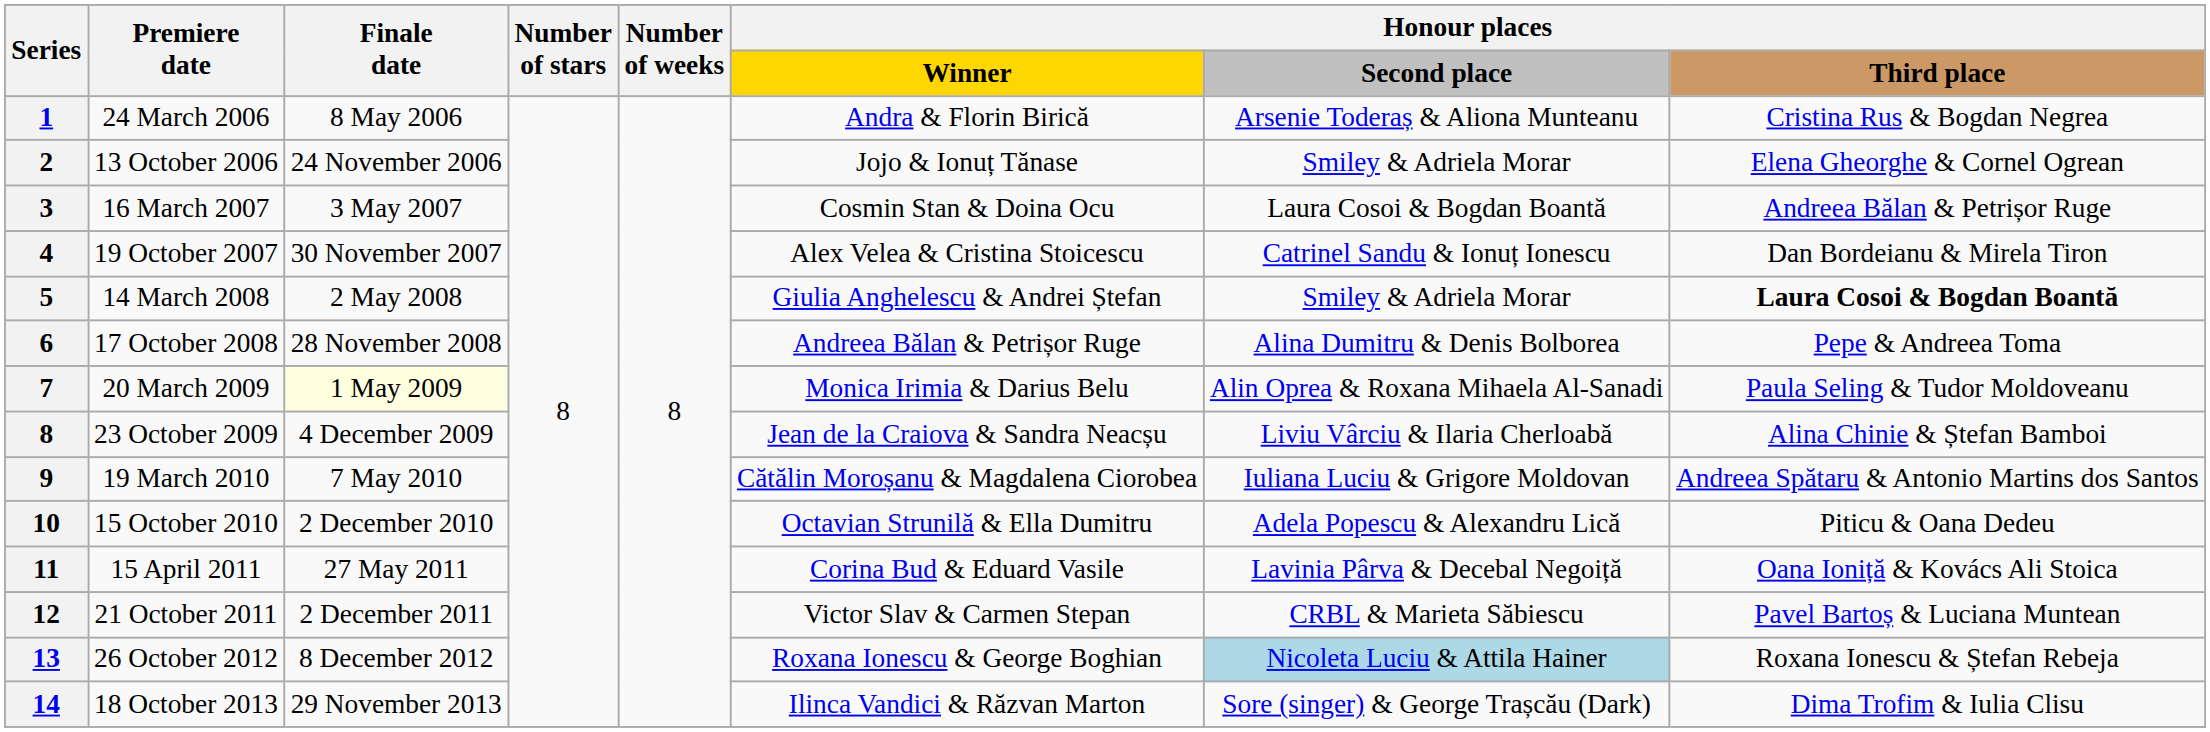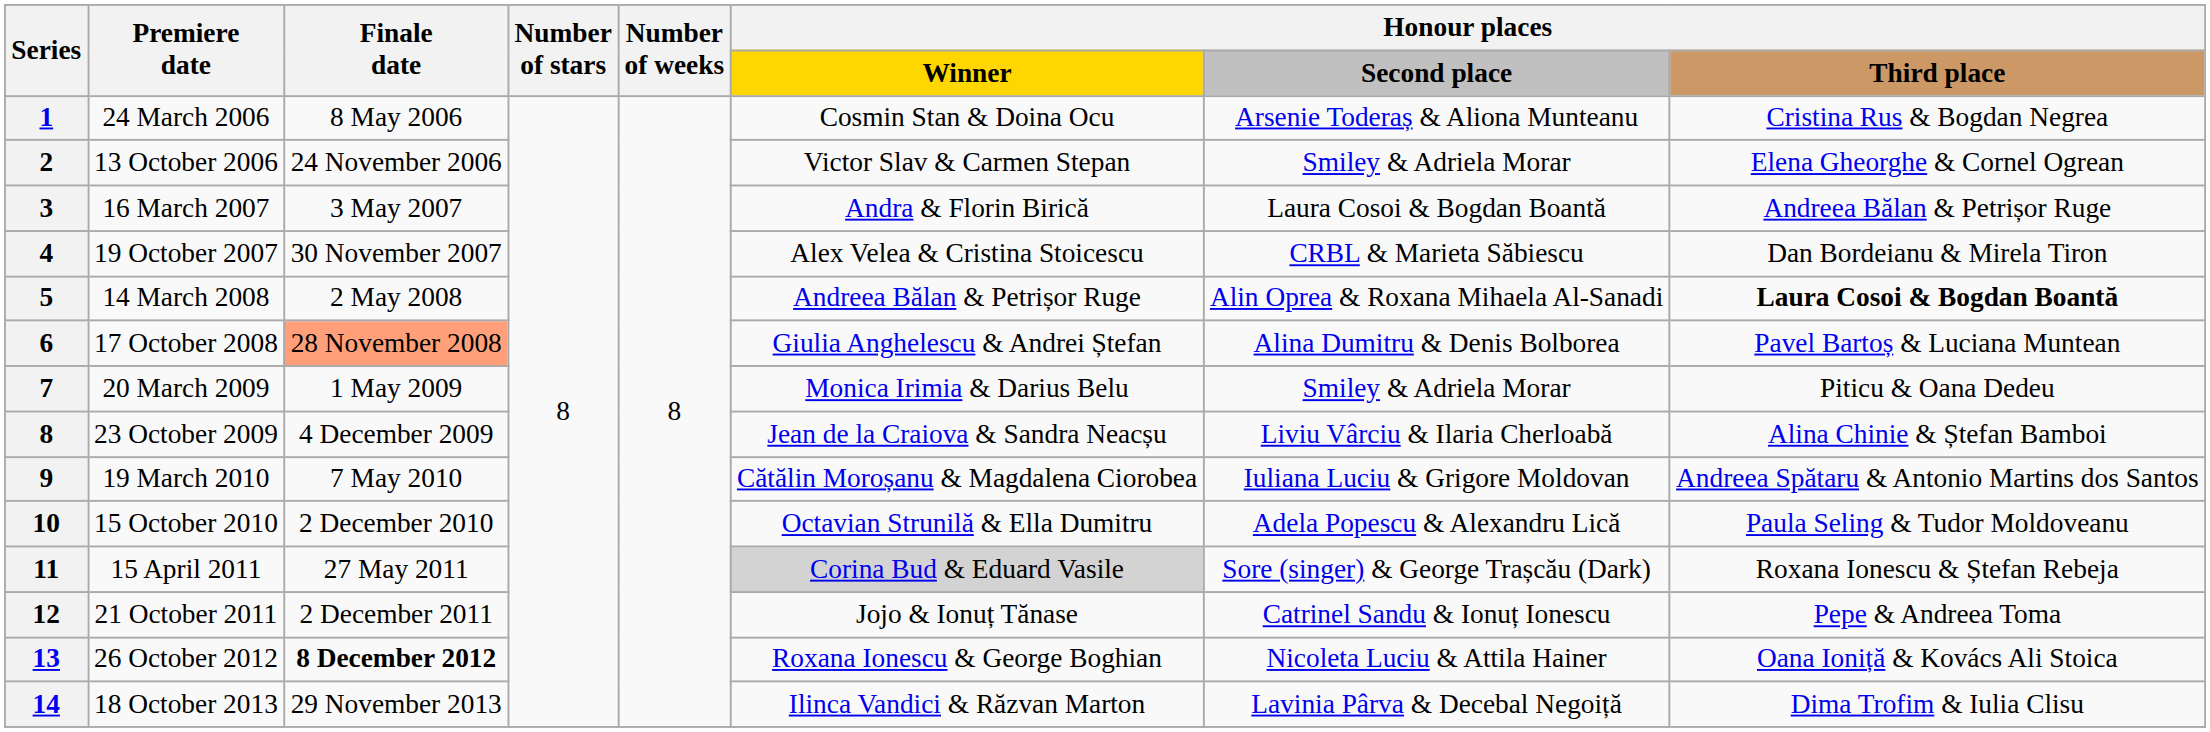(967, 117) Andra & Florin Birică -> (967, 117) Cosmin Stan & Doina Ocu
(967, 162) Jojo & Ionuț Tănase -> (967, 162) Victor Slav & Carmen Stepan
(967, 207) Cosmin Stan & Doina Ocu -> (967, 207) Andra & Florin Birică
(1437, 253) Catrinel Sandu & Ionuț Ionescu -> (1437, 253) CRBL & Marieta Săbiescu
(967, 298) Giulia Anghelescu & Andrei Ștefan -> (967, 298) Andreea Bălan & Petrișor Ruge
(1437, 298) Smiley & Adriela Morar -> (1437, 298) Alin Oprea & Roxana Mihaela Al-Sanadi
(396, 343) no background -> (396, 343) lightsalmon background
(967, 343) Andreea Bălan & Petrișor Ruge -> (967, 343) Giulia Anghelescu & Andrei Ștefan
(1937, 343) Pepe & Andreea Toma -> (1937, 343) Pavel Bartoș & Luciana Muntean
(396, 388) lightyellow background -> (396, 388) no background
(1437, 388) Alin Oprea & Roxana Mihaela Al-Sanadi -> (1437, 388) Smiley & Adriela Morar
(1937, 388) Paula Seling & Tudor Moldoveanu -> (1937, 388) Piticu & Oana Dedeu
(1937, 523) Piticu & Oana Dedeu -> (1937, 523) Paula Seling & Tudor Moldoveanu
(967, 568) no background -> (967, 568) lightgrey background
(1437, 568) Lavinia Pârva & Decebal Negoiță -> (1437, 568) Sore (singer) & George Trașcău (Dark)
(1937, 568) Oana Ioniță & Kovács Ali Stoica -> (1937, 568) Roxana Ionescu & Ștefan Rebeja
(967, 614) Victor Slav & Carmen Stepan -> (967, 614) Jojo & Ionuț Tănase
(1437, 614) CRBL & Marieta Săbiescu -> (1437, 614) Catrinel Sandu & Ionuț Ionescu
(1937, 614) Pavel Bartoș & Luciana Muntean -> (1937, 614) Pepe & Andreea Toma
(396, 659) normal -> (396, 659) bold
(1437, 659) lightblue background -> (1437, 659) no background
(1937, 659) Roxana Ionescu & Ștefan Rebeja -> (1937, 659) Oana Ioniță & Kovács Ali Stoica
(1437, 704) Sore (singer) & George Trașcău (Dark) -> (1437, 704) Lavinia Pârva & Decebal Negoiță
